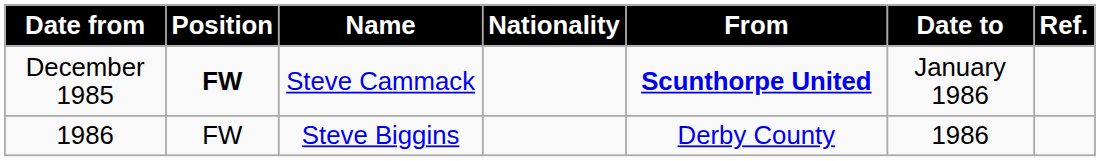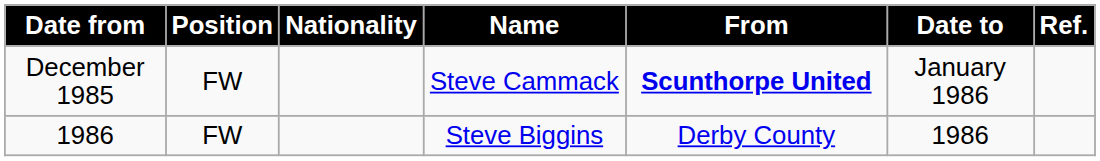columns swapped: (554, 26) <-> (381, 26)
(222, 81) bold -> (222, 81) normal
